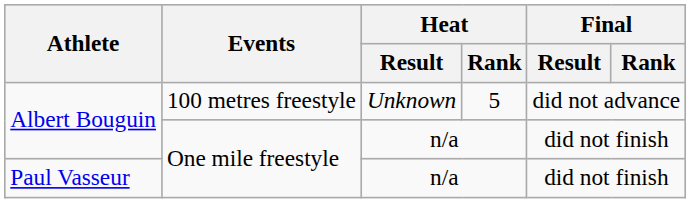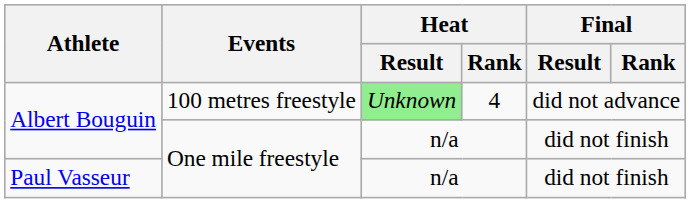(412, 101) no background -> (412, 101) lightgreen background
(494, 101) 5 -> (494, 101) 4
